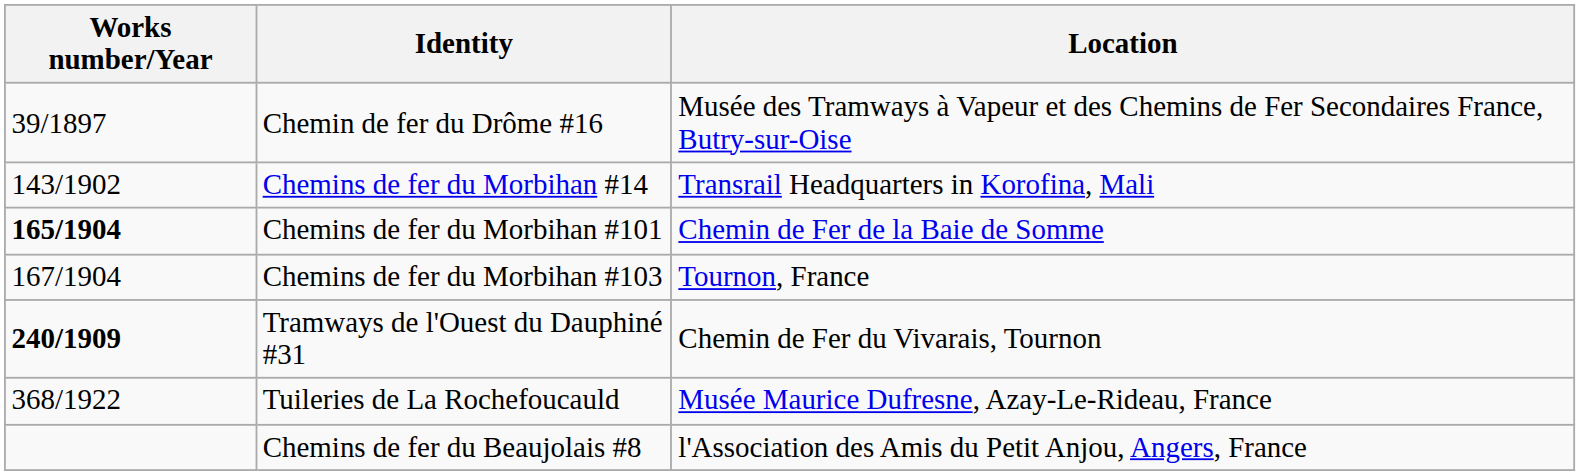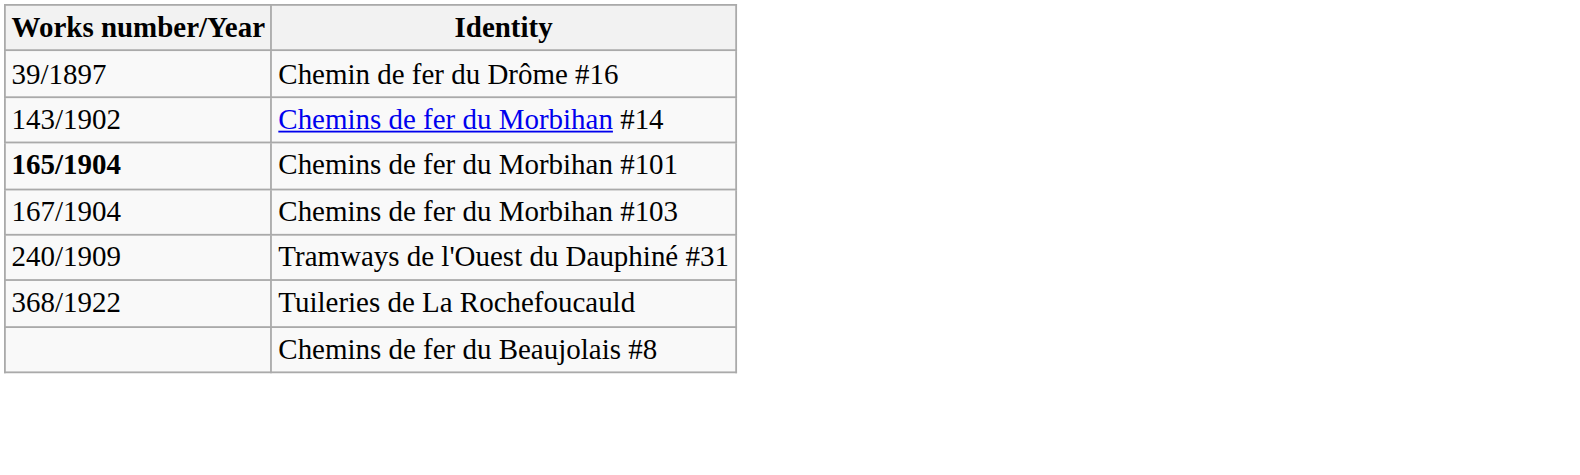- column: (1123, 43)
(66, 338) bold -> (66, 257) normal
